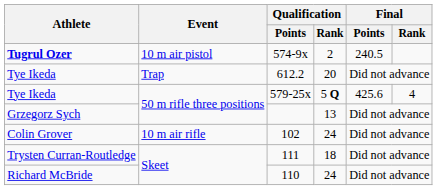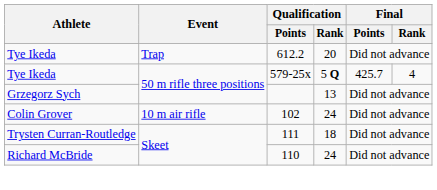- row: (290, 54)
(369, 94) 425.6 -> (369, 74) 425.7
